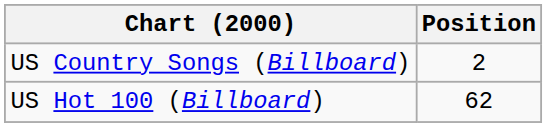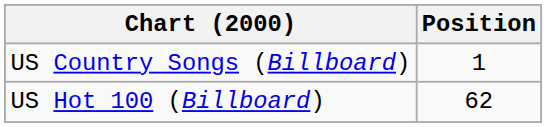(479, 63) 2 -> (479, 63) 1
